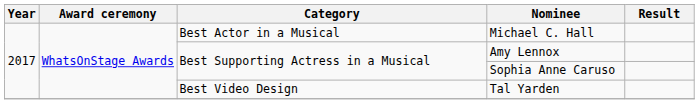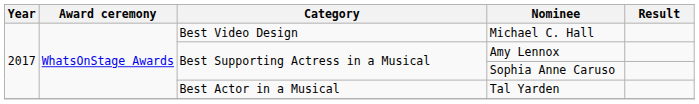(260, 33) Best Actor in a Musical -> (239, 33) Best Video Design
(239, 89) Best Video Design -> (260, 89) Best Actor in a Musical
